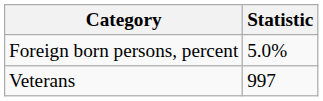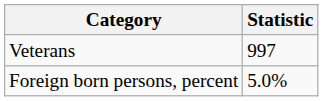rows swapped: (42, 80) <-> (124, 50)
